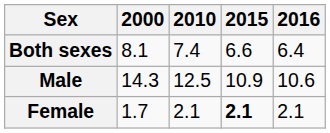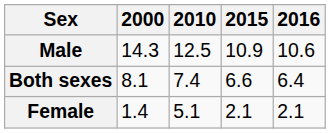rows swapped: (61, 50) <-> (61, 81)
(135, 111) 1.7 -> (135, 111) 1.4
(187, 111) 2.1 -> (187, 111) 5.1
(239, 111) bold -> (239, 111) normal
